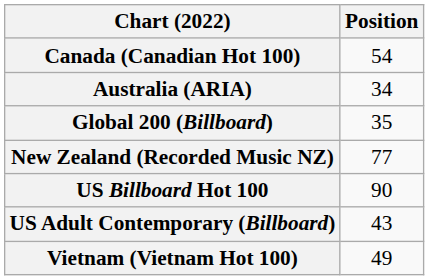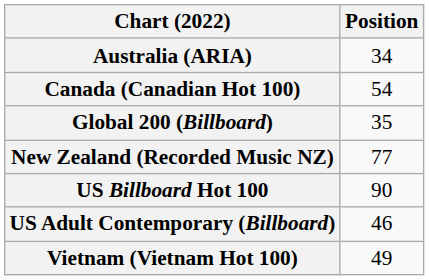rows swapped: (172, 88) <-> (172, 55)
(382, 223) 43 -> (382, 223) 46
